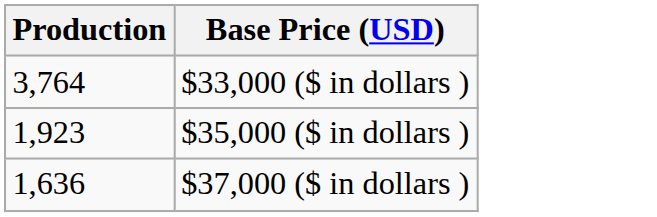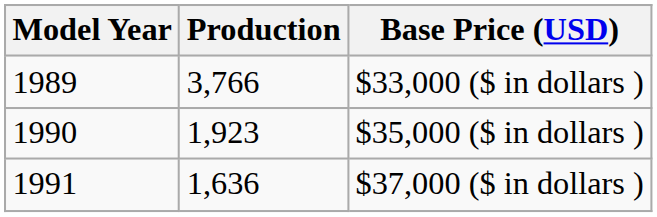+ column: (92, 30)
(49, 81) 3,764 -> (223, 81) 3,766
